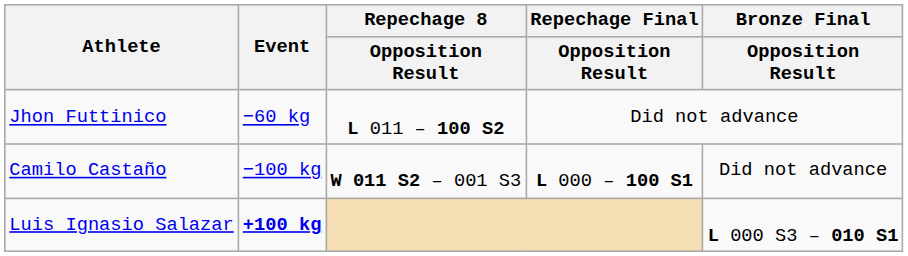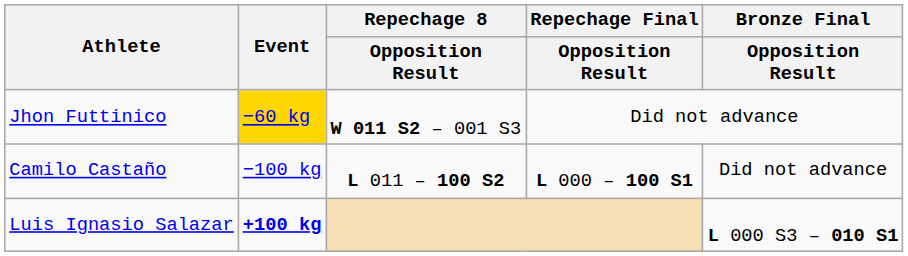(277, 117) no background -> (277, 117) gold background
(426, 128) L 011 – 100 S2 -> (426, 128) W 011 S2 – 001 S3
(426, 182) W 011 S2 – 001 S3 -> (426, 182) L 011 – 100 S2
